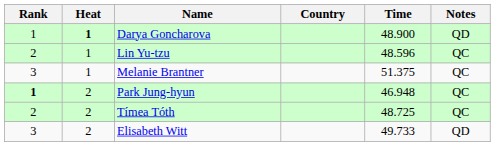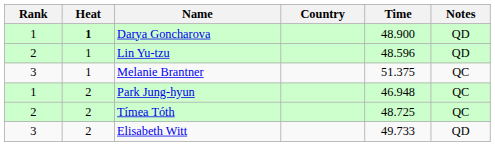(461, 53) QC -> (461, 53) QD
(33, 92) bold -> (33, 92) normal
